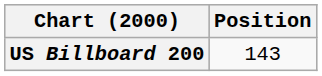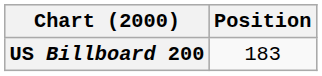(263, 54) 143 -> (263, 54) 183
